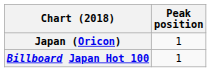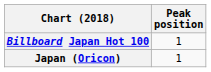rows swapped: (78, 58) <-> (78, 41)
